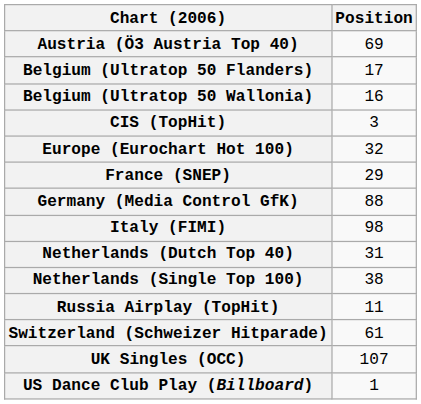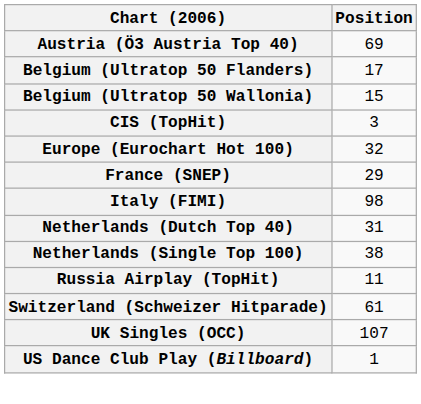(374, 97) 16 -> (374, 97) 15
- row: (168, 202)
